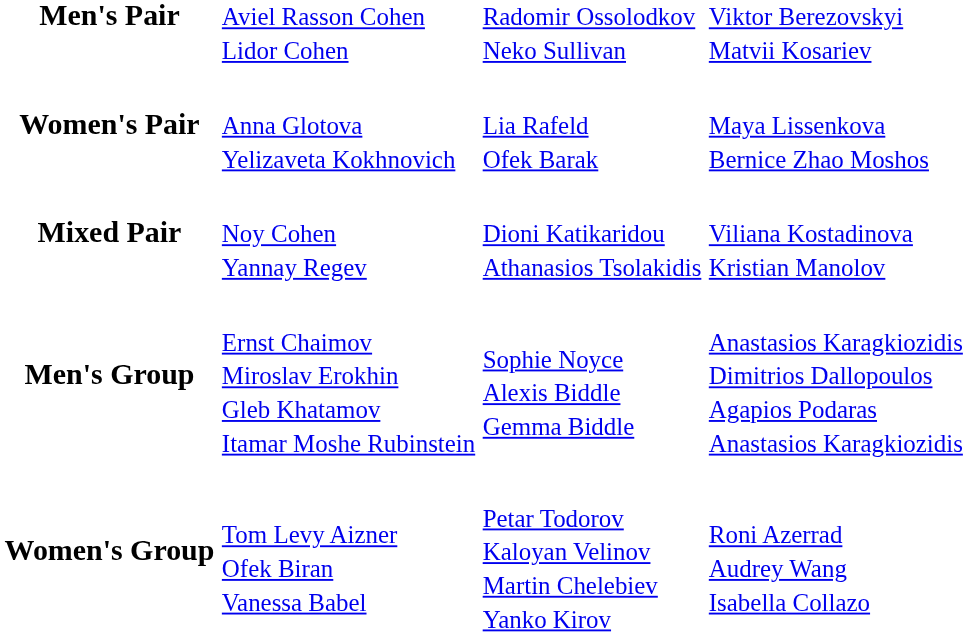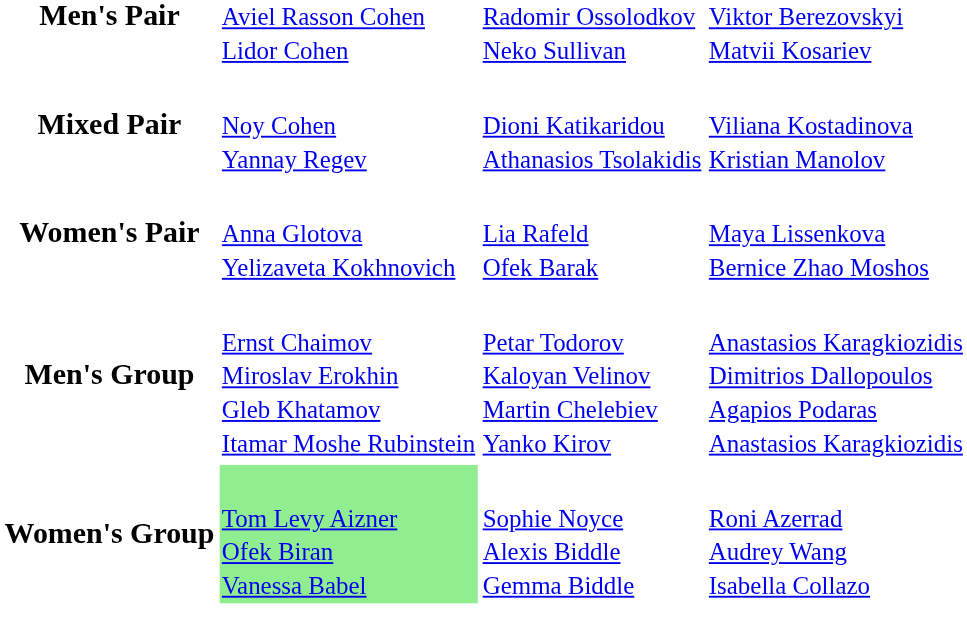rows swapped: (109, 124) <-> (109, 232)
(558, 393) Sophie Noyce Alexis Biddle Gemma Biddle -> (570, 393) Petar Todorov Kaloyan Velinov Martin Chelebiev Yanko Kirov
(310, 569) no background -> (310, 552) lightgreen background
(570, 569) Petar Todorov Kaloyan Velinov Martin Chelebiev Yanko Kirov -> (558, 552) Sophie Noyce Alexis Biddle Gemma Biddle
